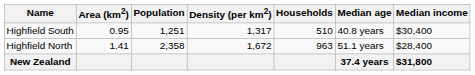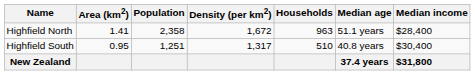rows swapped: (39, 46) <-> (40, 30)
